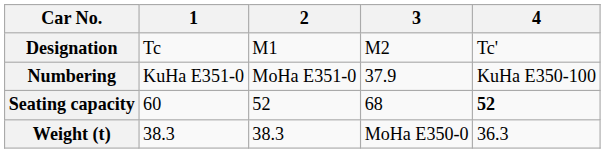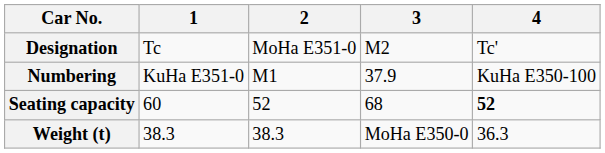(265, 47) M1 -> (304, 47) MoHa E351-0
(304, 76) MoHa E351-0 -> (265, 76) M1
